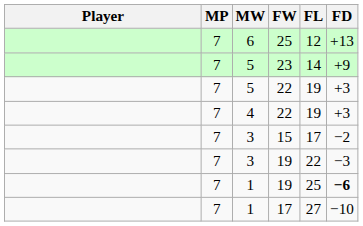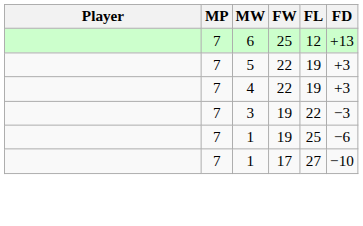- row: (250, 64)
- row: (250, 137)
(342, 185) bold -> (342, 137) normal
